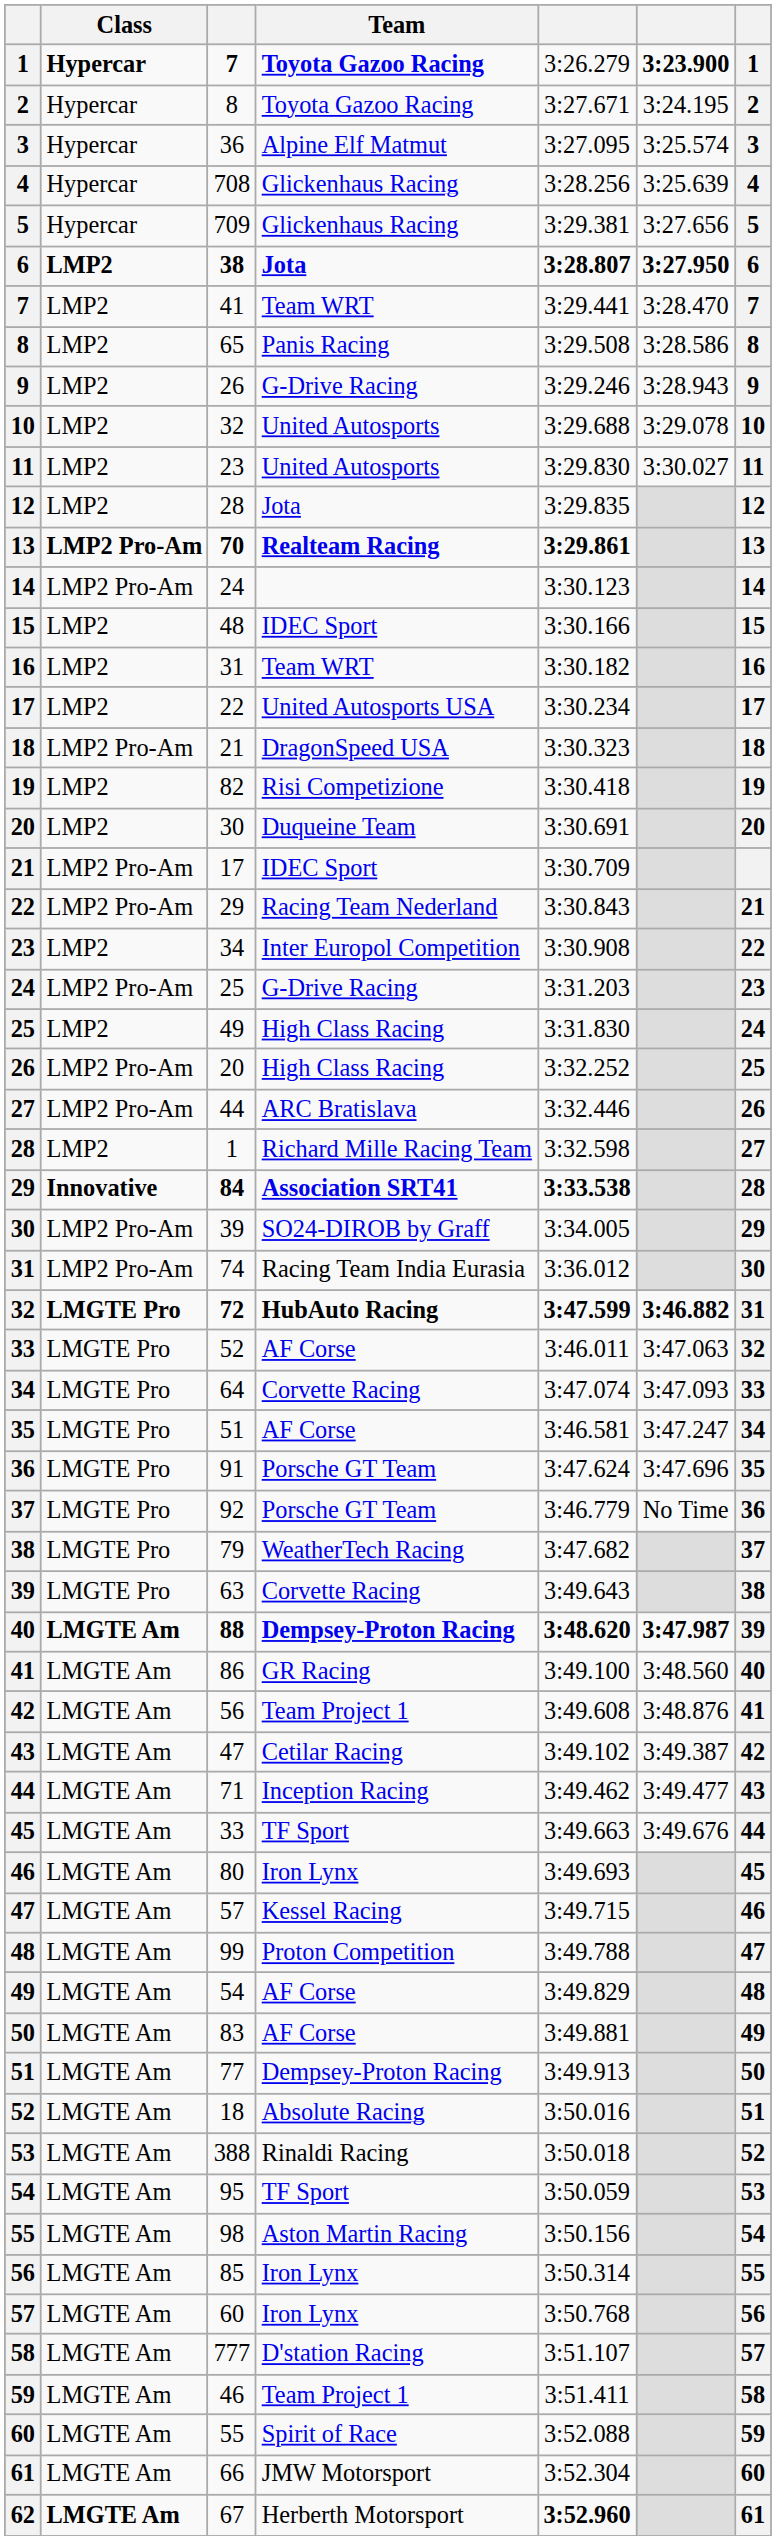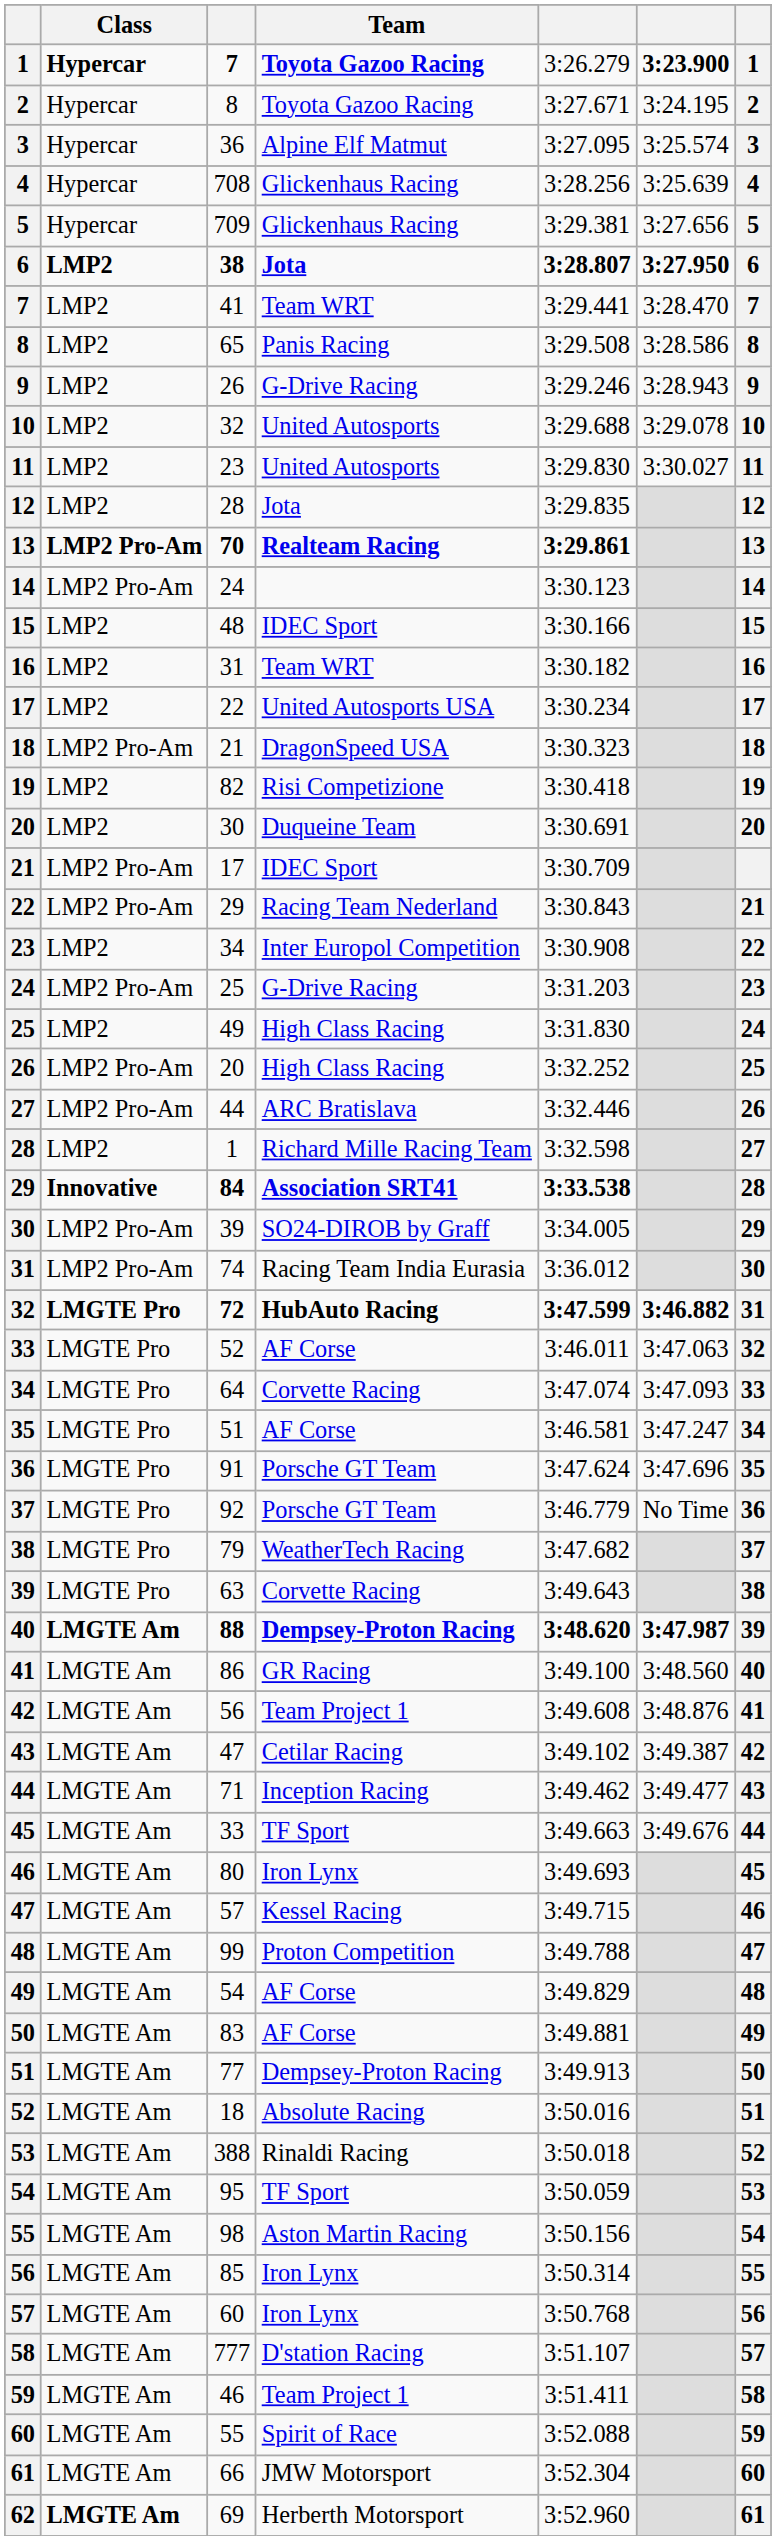(232, 2514) 67 -> (232, 2514) 69
(587, 2514) bold -> (587, 2514) normal
